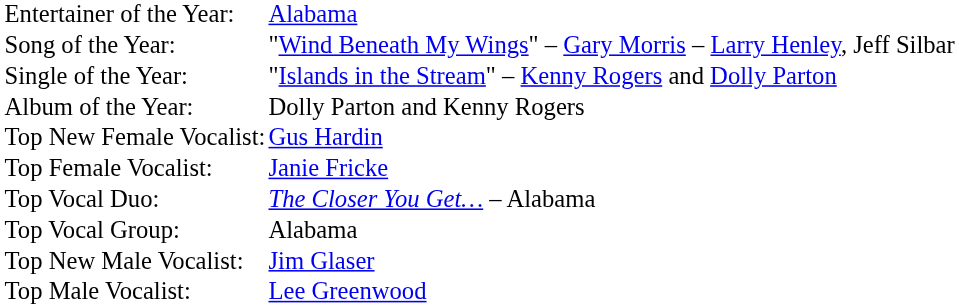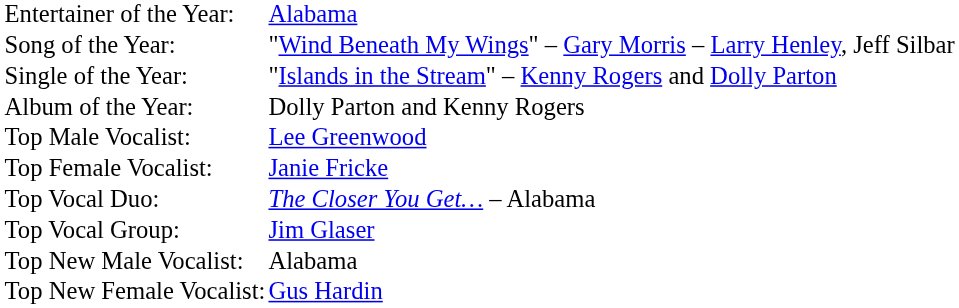rows swapped: (98, 291) <-> (135, 137)
(313, 229) Alabama -> (321, 229) Jim Glaser
(321, 260) Jim Glaser -> (313, 260) Alabama
